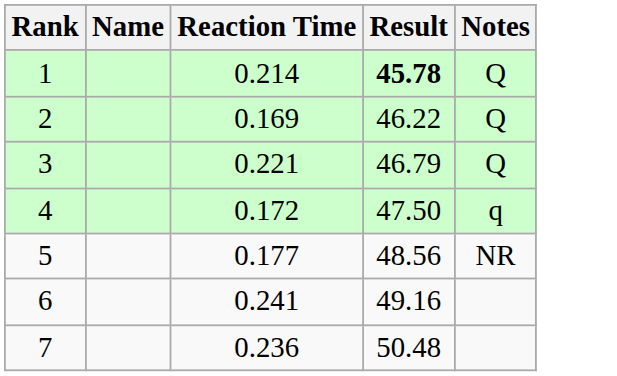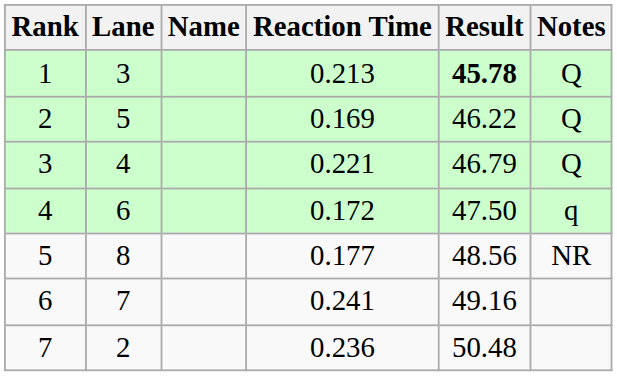+ column: (123, 27)
(267, 73) 0.214 -> (342, 73) 0.213
